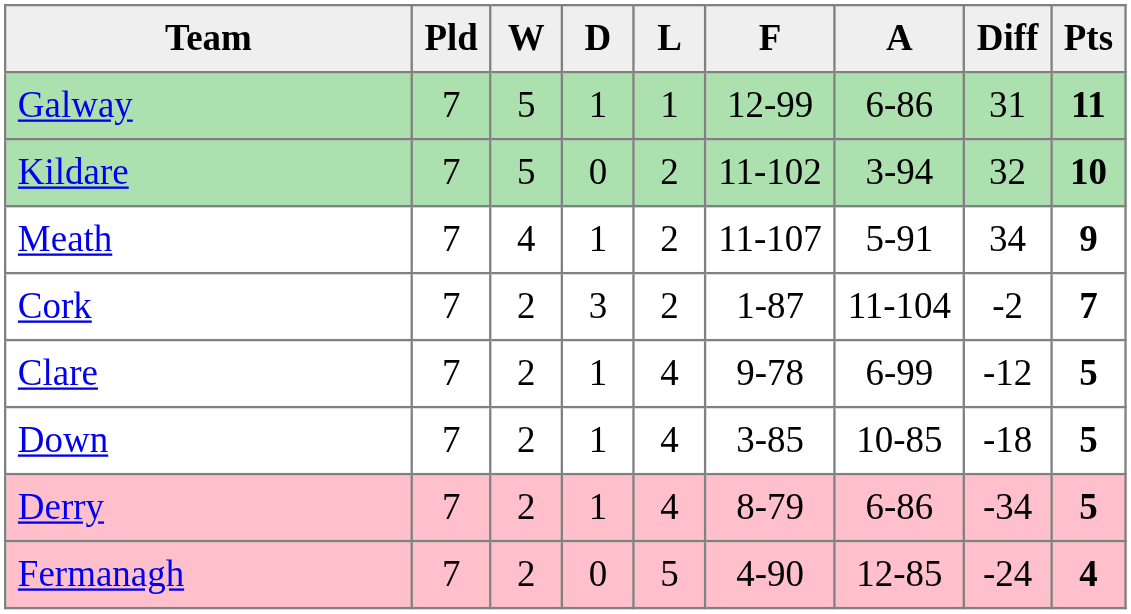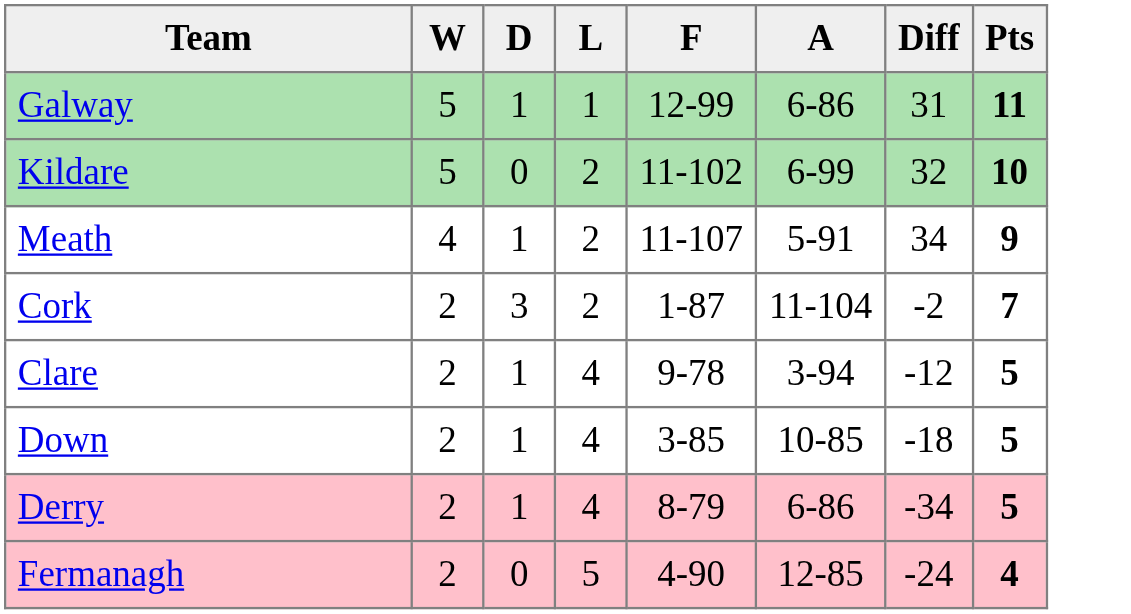- column: (451, 37)
(899, 171) 3-94 -> (821, 171) 6-99
(899, 372) 6-99 -> (821, 372) 3-94
